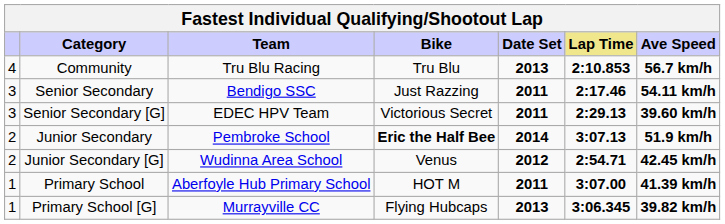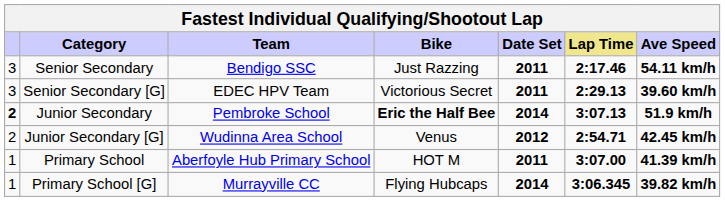- row: (94, 67)
(12, 137) normal -> (12, 114) bold
(532, 207) 2013 -> (532, 184) 2014
